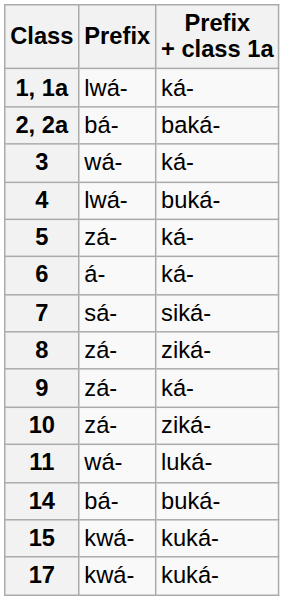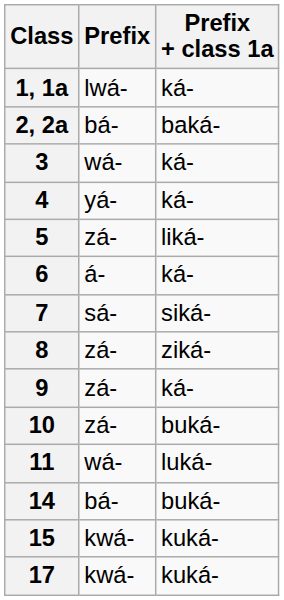(106, 200) lwá- -> (101, 200) yá-
(191, 200) buká- -> (177, 200) ká-
(177, 237) ká- -> (183, 237) liká-
(186, 425) ziká- -> (191, 425) buká-
